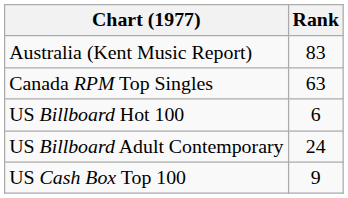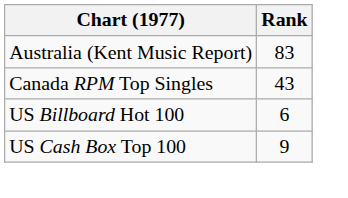(316, 83) 63 -> (284, 83) 43
- row: (146, 146)
